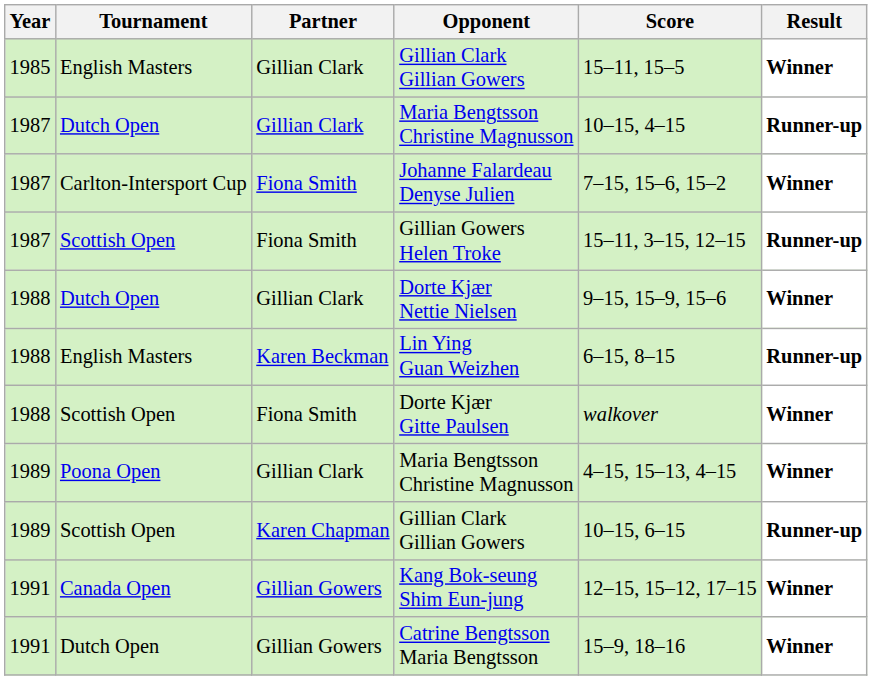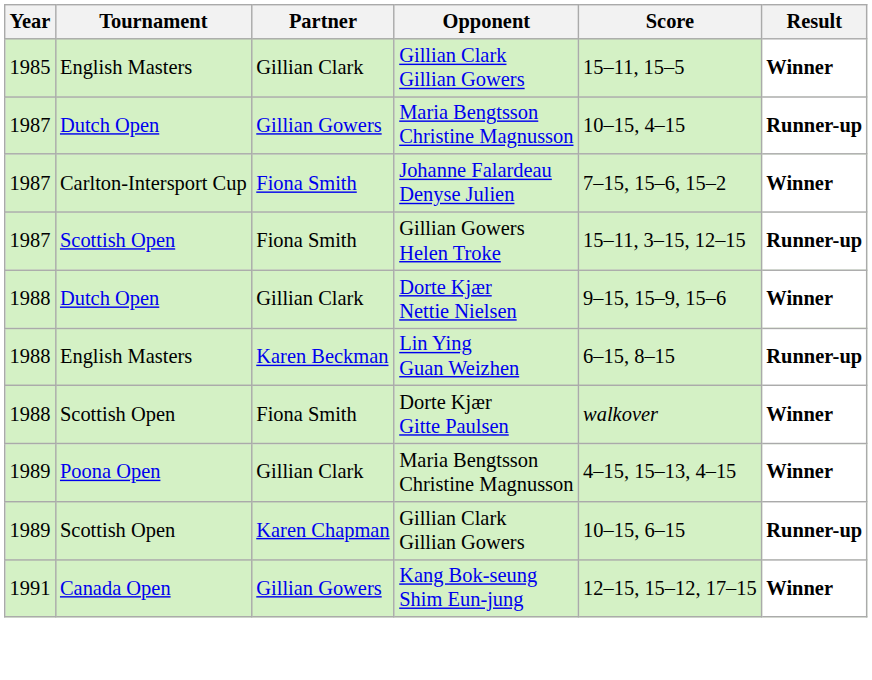(310, 125) Gillian Clark -> (319, 125) Gillian Gowers
- row: (110, 646)
